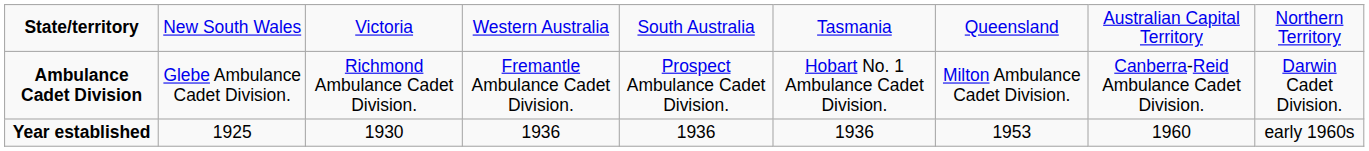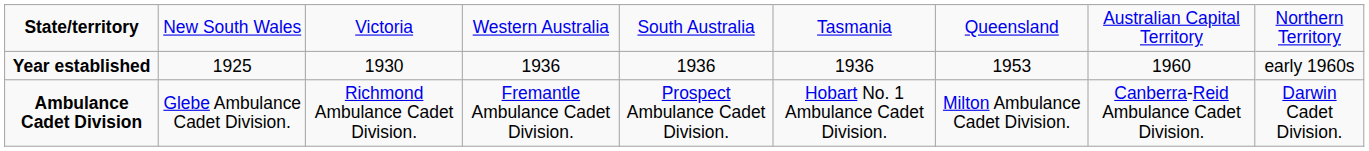rows swapped: (82, 85) <-> (82, 132)
